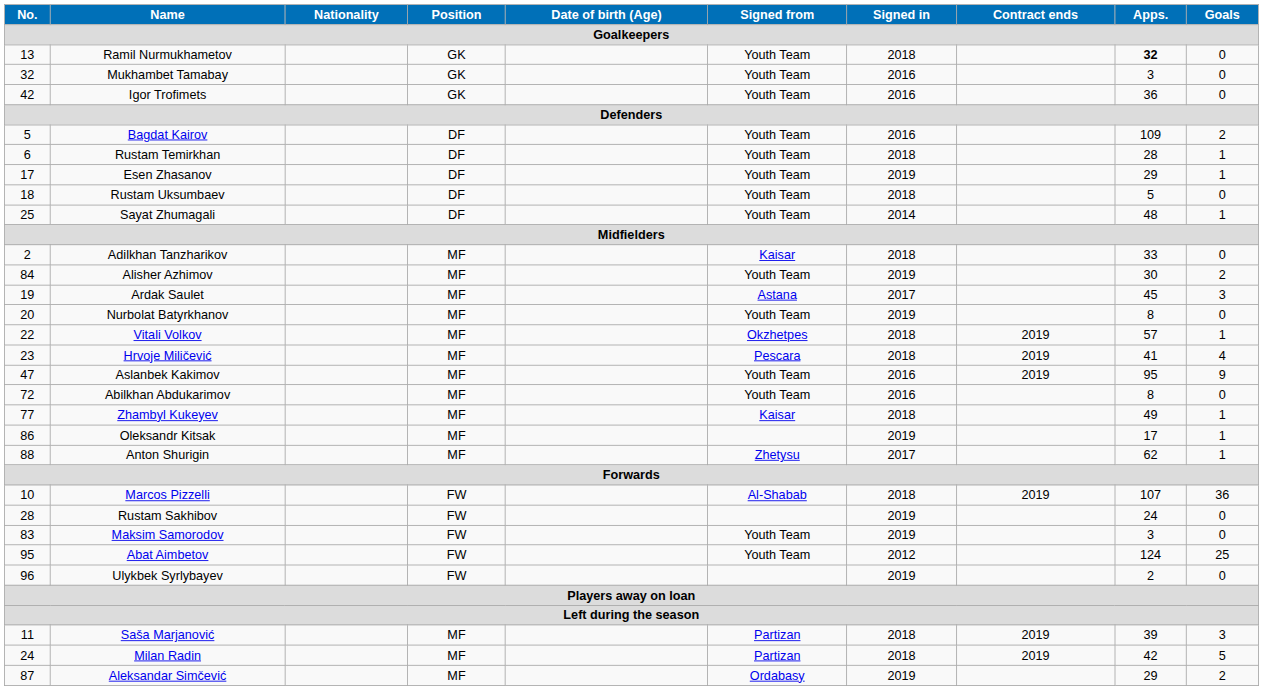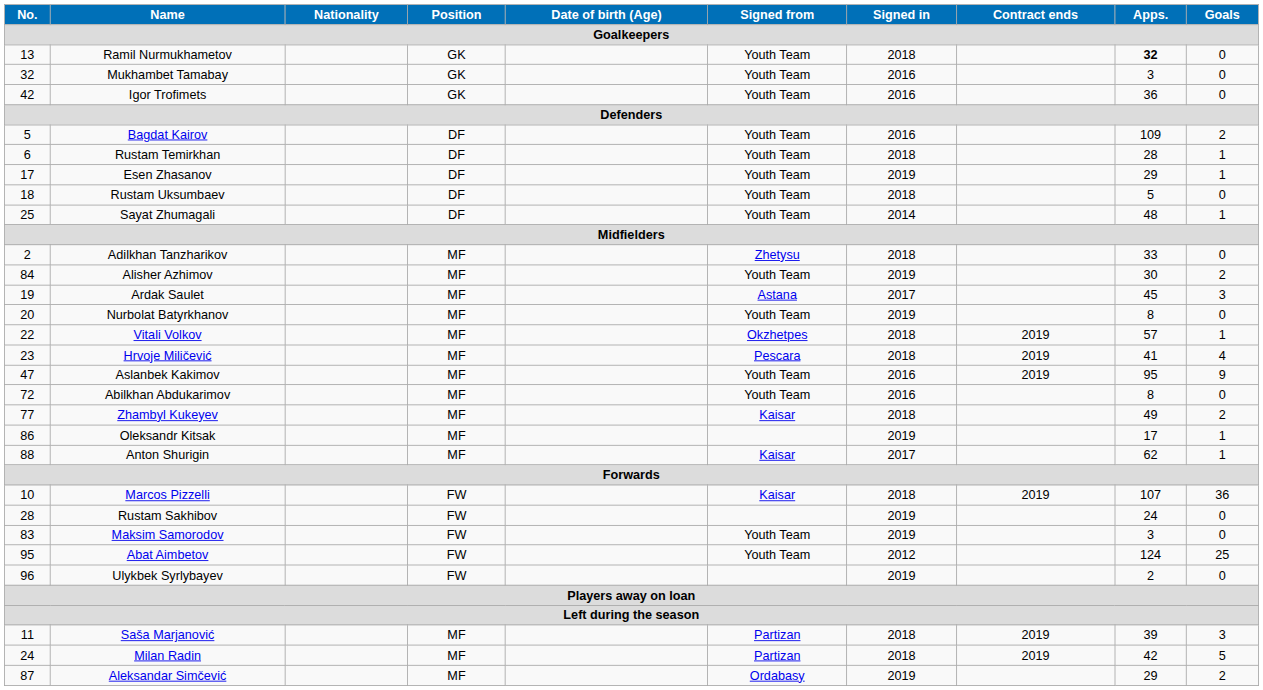(777, 255) Kaisar -> (777, 255) Zhetysu
(1222, 415) 1 -> (1222, 415) 2
(777, 455) Zhetysu -> (777, 455) Kaisar
(777, 495) Al-Shabab -> (777, 495) Kaisar
